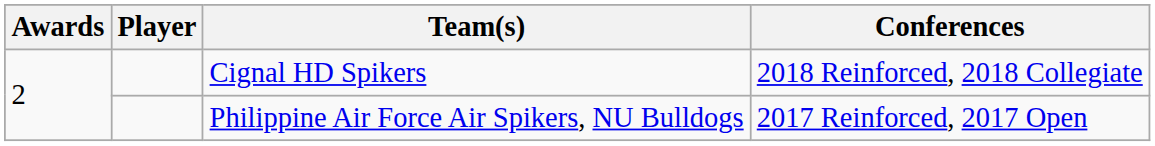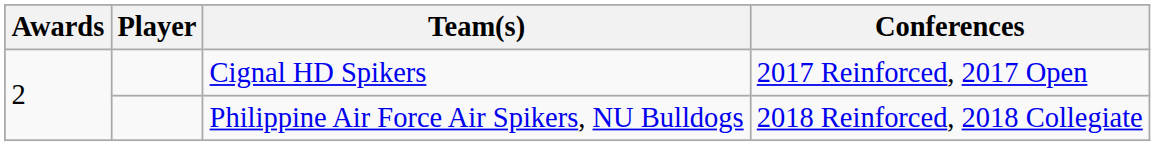(950, 72) 2018 Reinforced, 2018 Collegiate -> (922, 72) 2017 Reinforced, 2017 Open
(922, 117) 2017 Reinforced, 2017 Open -> (950, 117) 2018 Reinforced, 2018 Collegiate
